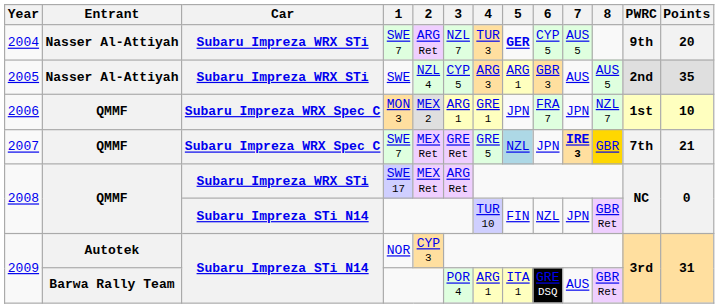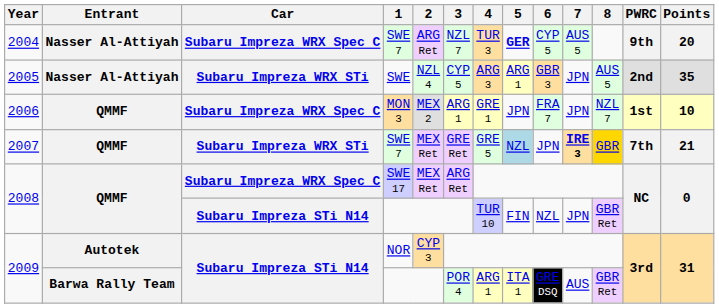(283, 43) Subaru Impreza WRX STi -> (283, 43) Subaru Impreza WRX Spec C
(578, 77) AUS -> (578, 77) JPN
(283, 147) Subaru Impreza WRX Spec C -> (283, 147) Subaru Impreza WRX STi
(283, 181) Subaru Impreza WRX STi -> (283, 181) Subaru Impreza WRX Spec C
